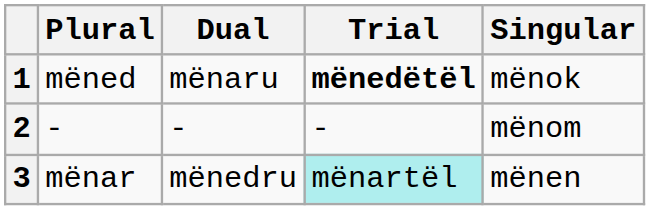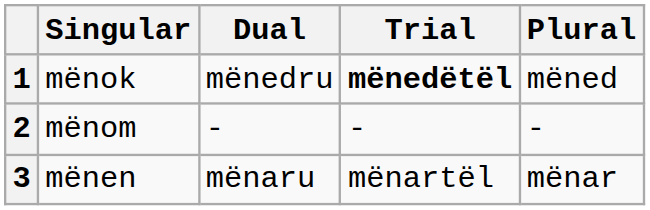columns swapped: (563, 30) <-> (100, 30)
(224, 80) mënaru -> (270, 80) mënedru
(233, 179) mënedru -> (260, 179) mënaru
(384, 179) paleturquoise background -> (421, 179) no background
